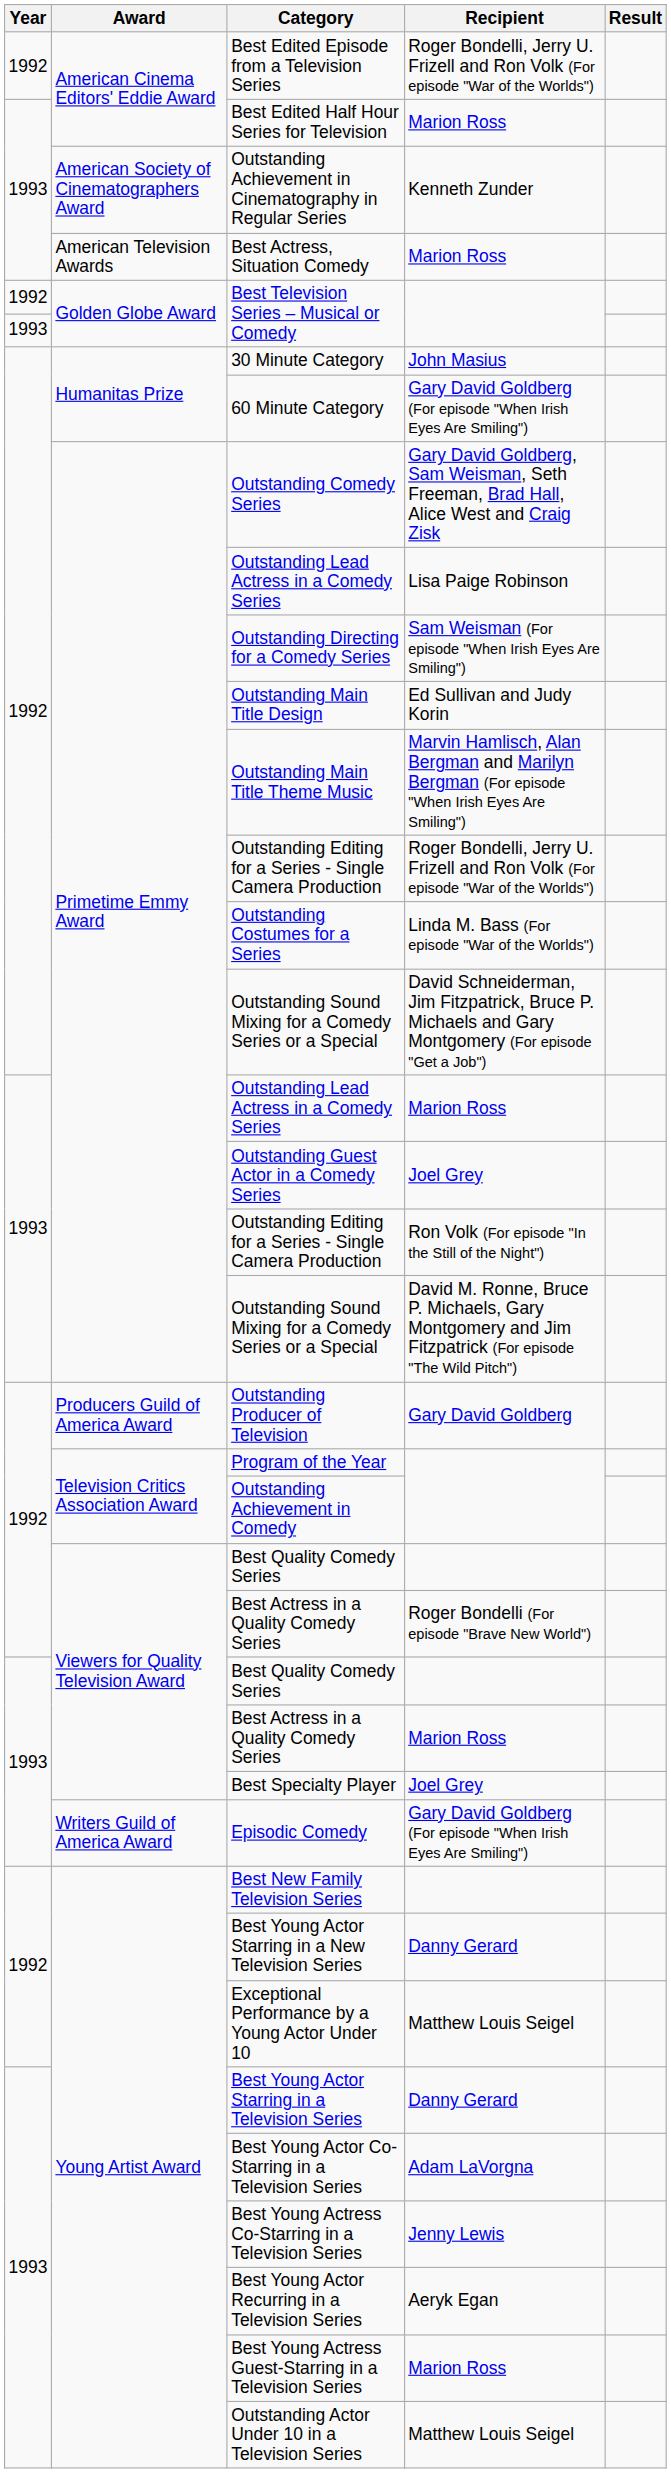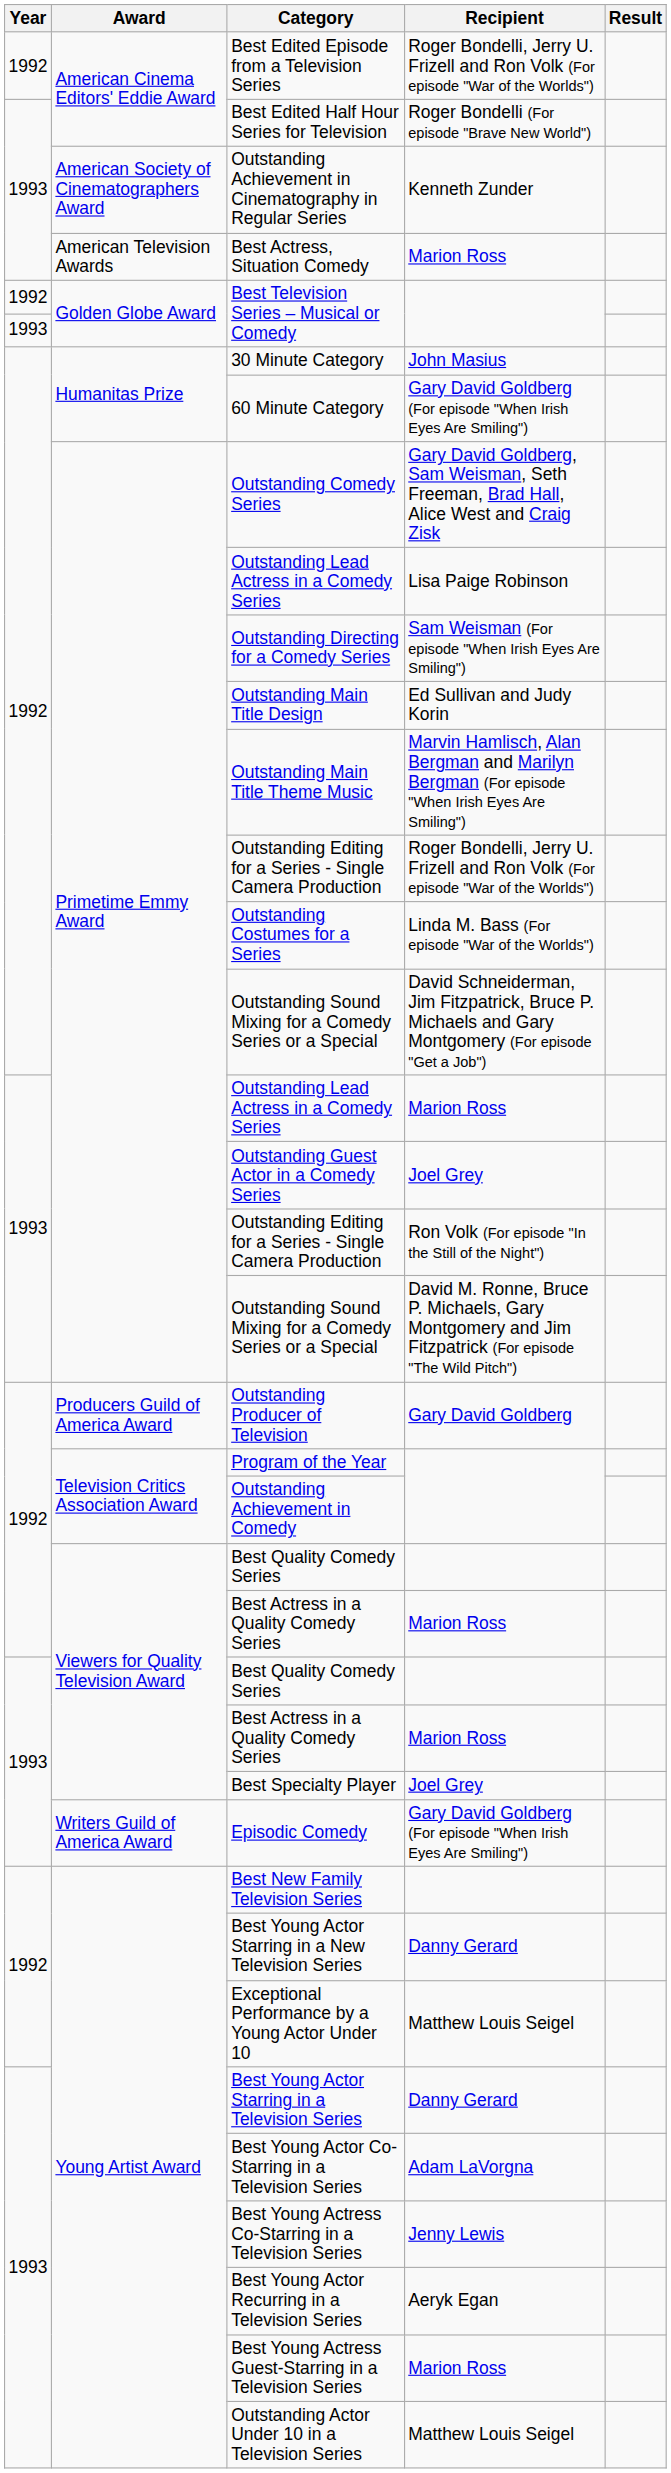(457, 122) Marion Ross -> (500, 122) Roger Bondelli (For episode "Brave New World")
(500, 1623) Roger Bondelli (For episode "Brave New World") -> (457, 1623) Marion Ross
